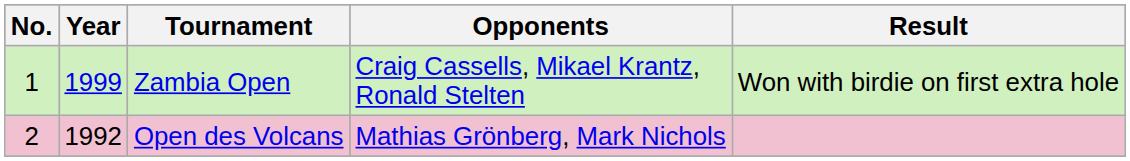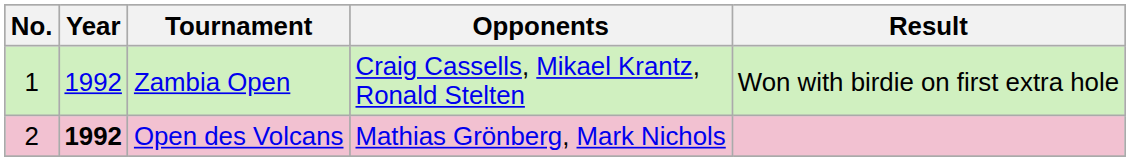(93, 81) 1999 -> (93, 81) 1992
(93, 136) normal -> (93, 136) bold
